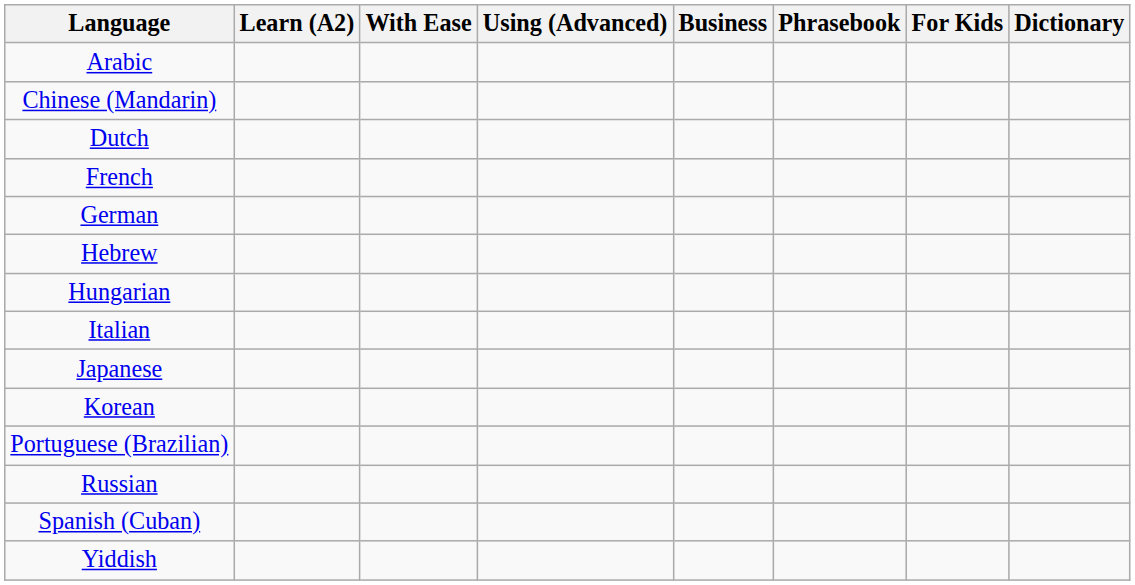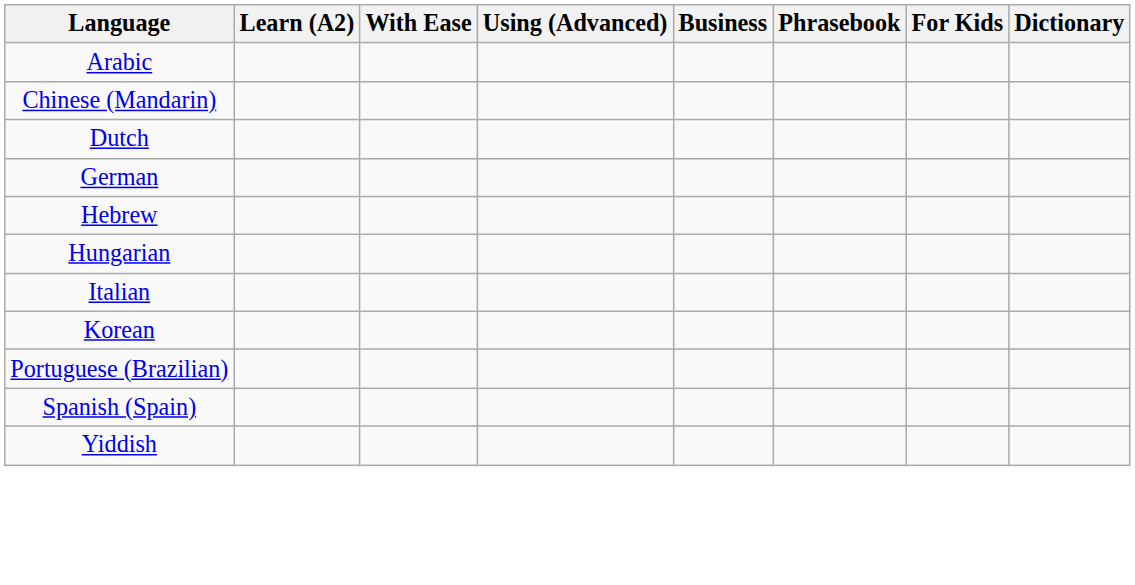- row: (119, 176)
- row: (119, 368)
- row: (119, 483)
- row: (119, 521)
+ row: (119, 406)
